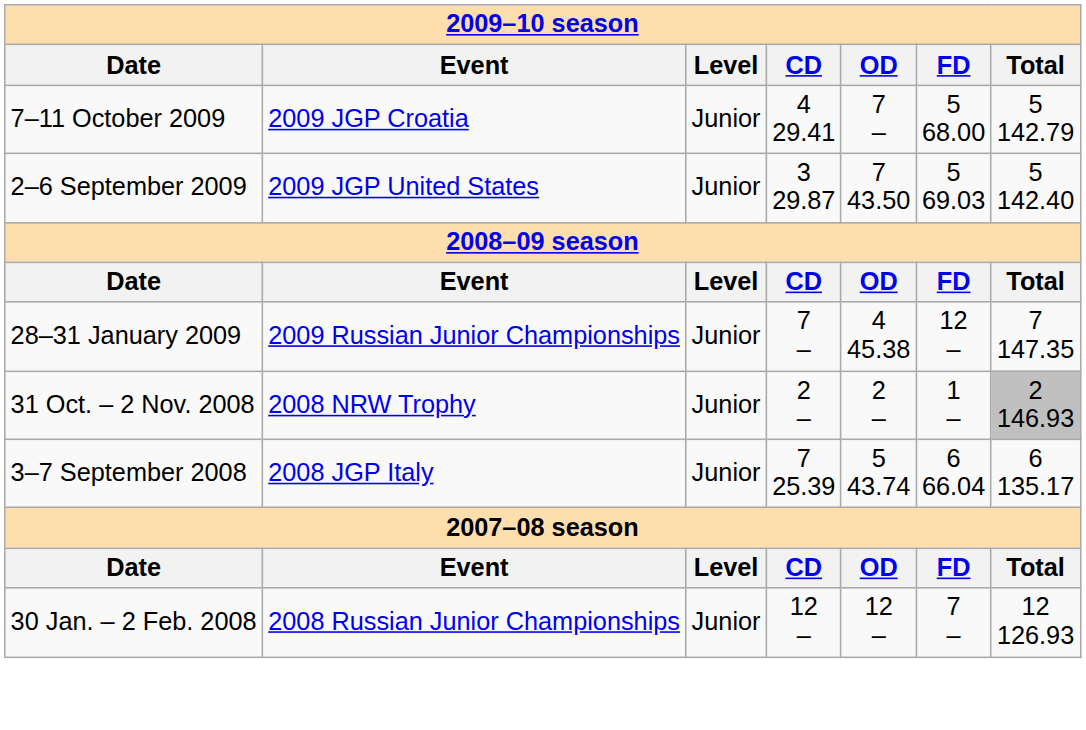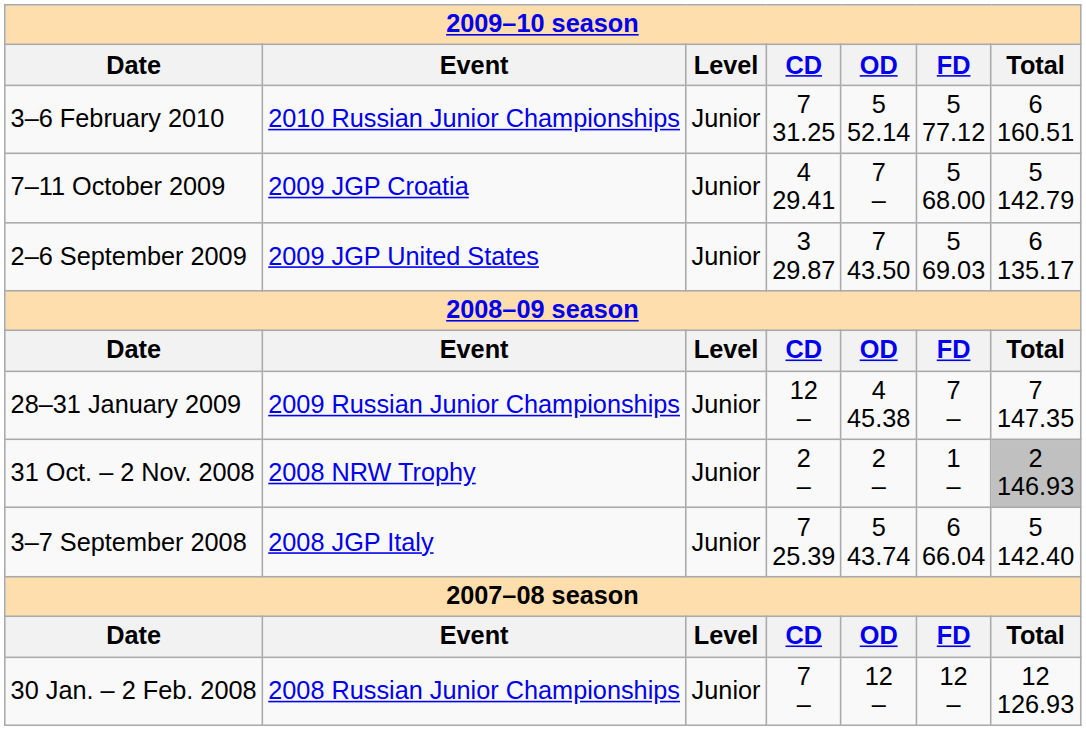+ row: (117, 118)
(1036, 187) 5 142.40 -> (1036, 256) 6 135.17
(804, 336) 7 – -> (804, 404) 12 –
(954, 336) 12 – -> (954, 404) 7 –
(1036, 473) 6 135.17 -> (1036, 541) 5 142.40
(804, 621) 12 – -> (804, 690) 7 –
(954, 621) 7 – -> (954, 690) 12 –
